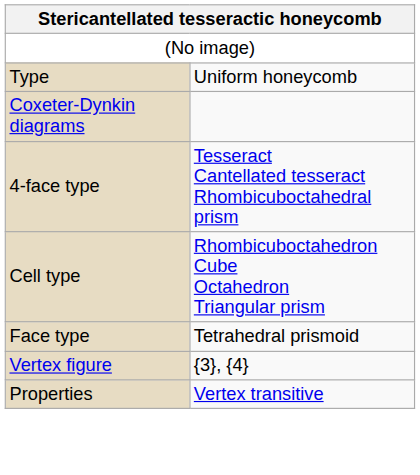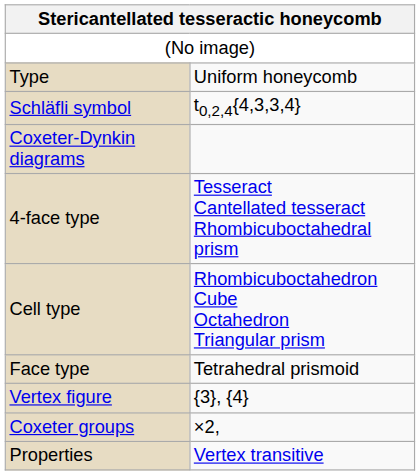+ row: (70, 107)
+ row: (72, 426)
